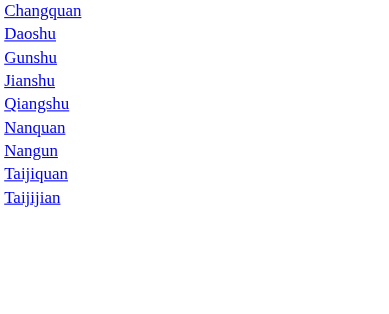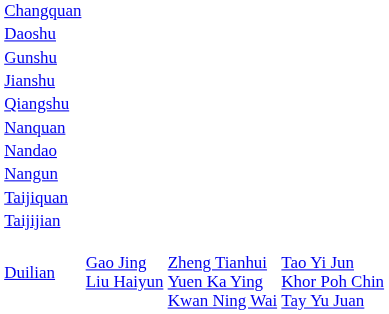+ row: (31, 150)
+ row: (30, 272)
